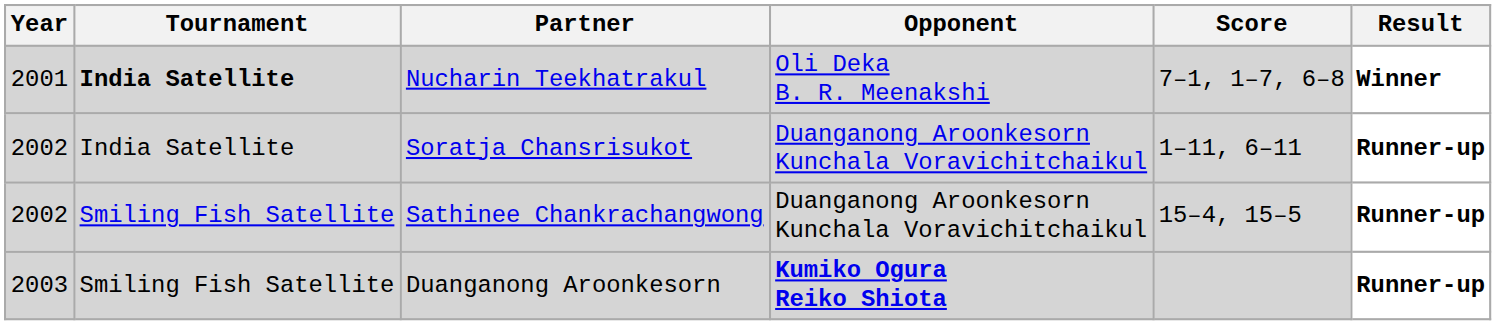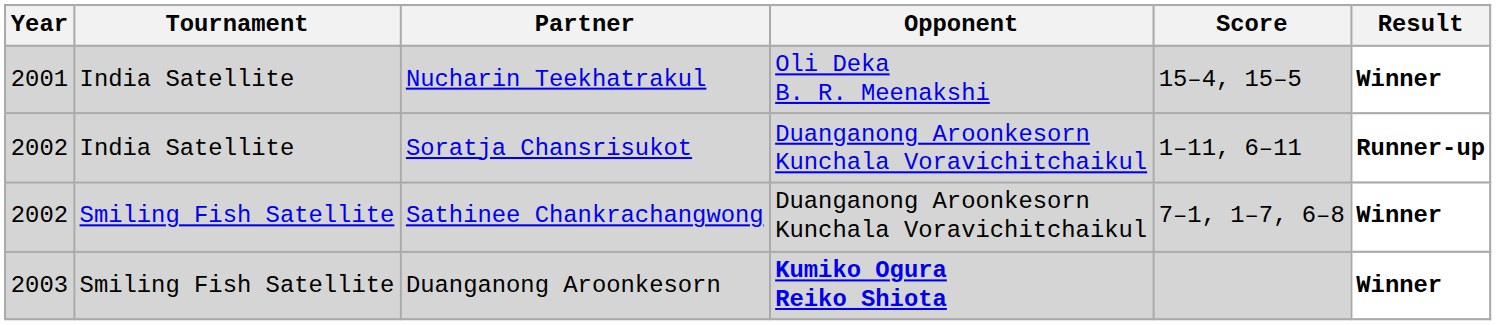(187, 79) bold -> (187, 79) normal
(1252, 79) 7–1, 1–7, 6–8 -> (1230, 79) 15–4, 15–5
(1230, 216) 15–4, 15–5 -> (1252, 216) 7–1, 1–7, 6–8
(1421, 216) Runner-up -> (1399, 216) Winner
(1421, 285) Runner-up -> (1399, 285) Winner
